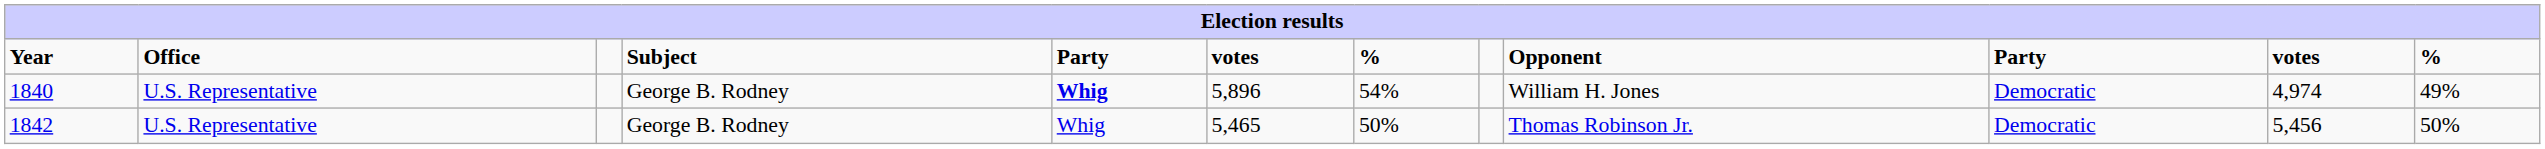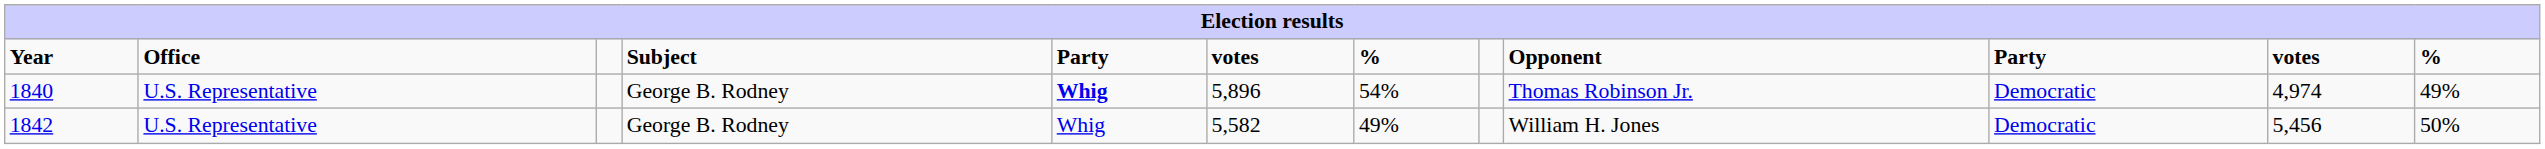(1584, 90) William H. Jones -> (1601, 90) Thomas Robinson Jr.
(1236, 125) 5,465 -> (1236, 125) 5,582
(1379, 125) 50% -> (1379, 125) 49%
(1601, 125) Thomas Robinson Jr. -> (1584, 125) William H. Jones
